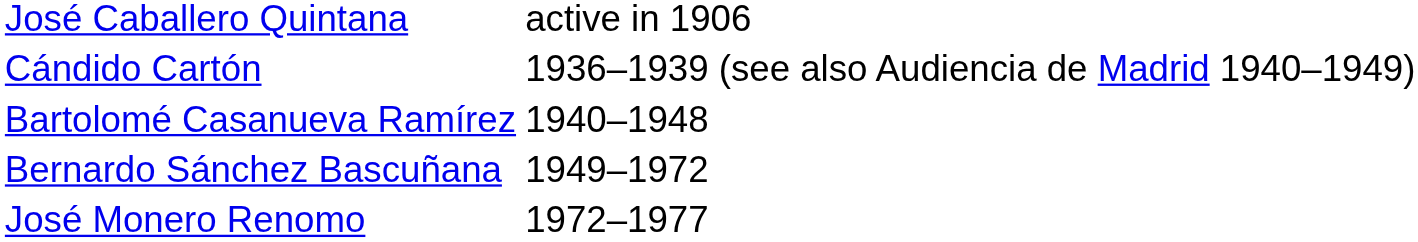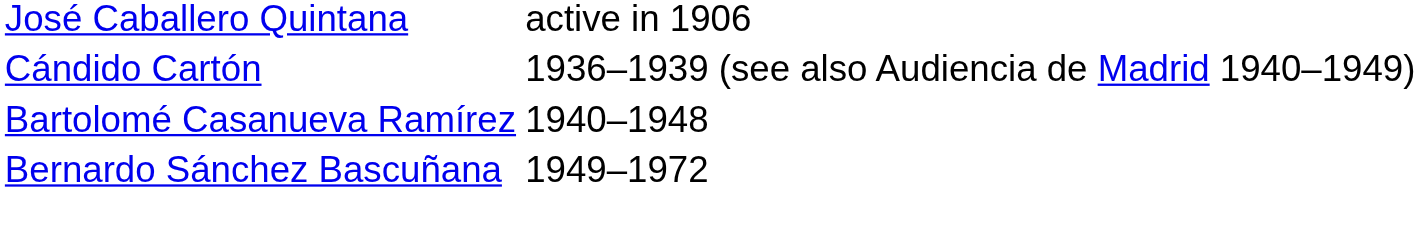- row: (185, 220)
